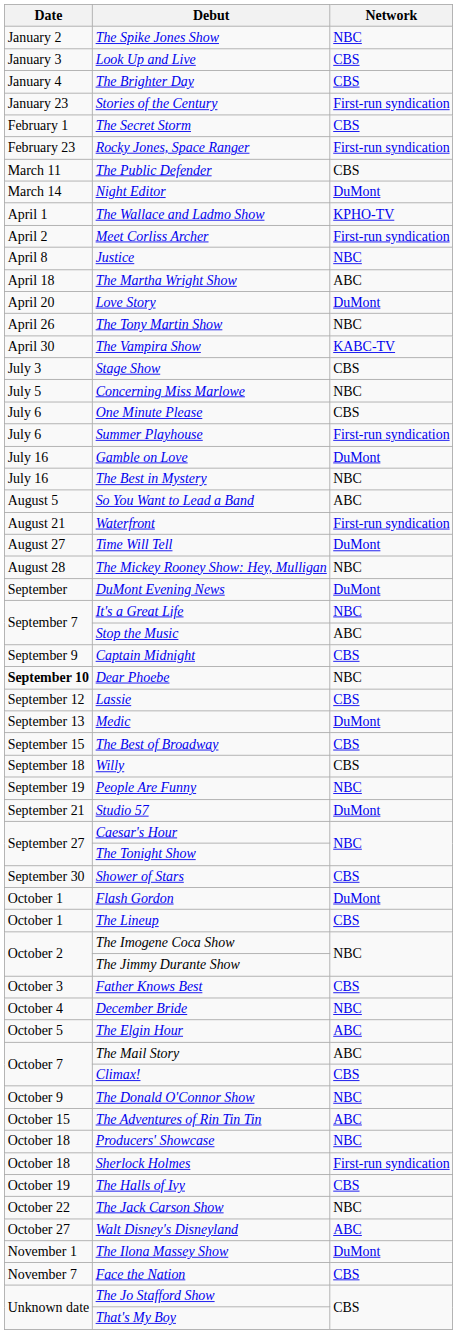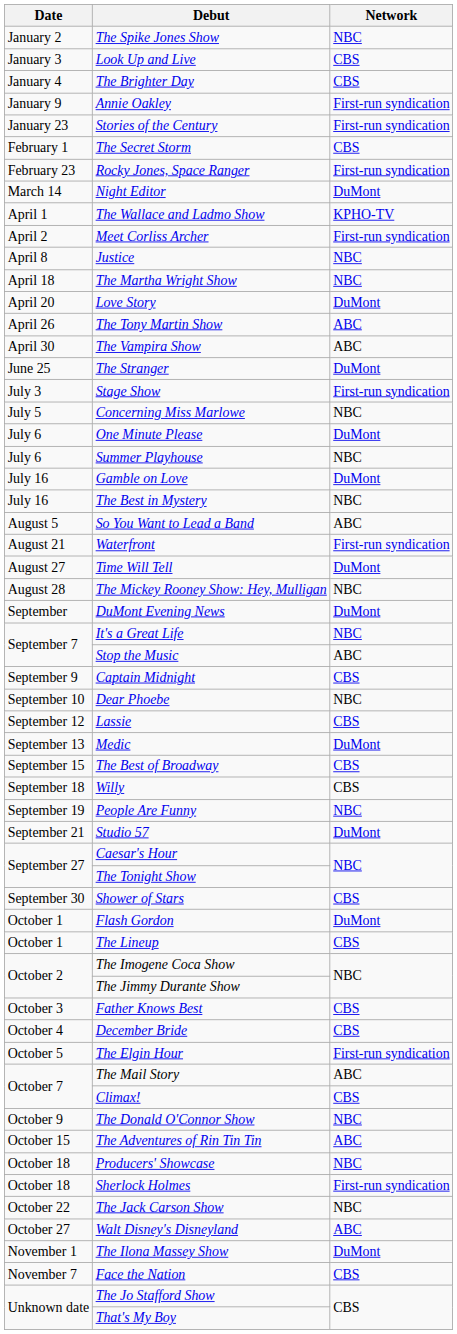+ row: (133, 103)
- row: (154, 170)
(348, 280) ABC -> (348, 280) NBC
(348, 324) NBC -> (348, 324) ABC
(364, 346) KABC-TV -> (348, 346) ABC
+ row: (132, 368)
(346, 368) CBS -> (391, 390) First-run syndication
(346, 412) CBS -> (357, 434) DuMont
(391, 434) First-run syndication -> (348, 457) NBC
(48, 677) bold -> (46, 699) normal
(348, 1008) NBC -> (346, 1031) CBS
(348, 1031) ABC -> (391, 1053) First-run syndication
- row: (140, 1185)
